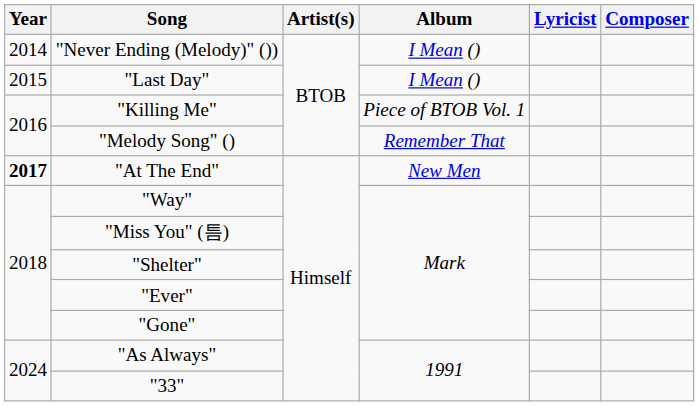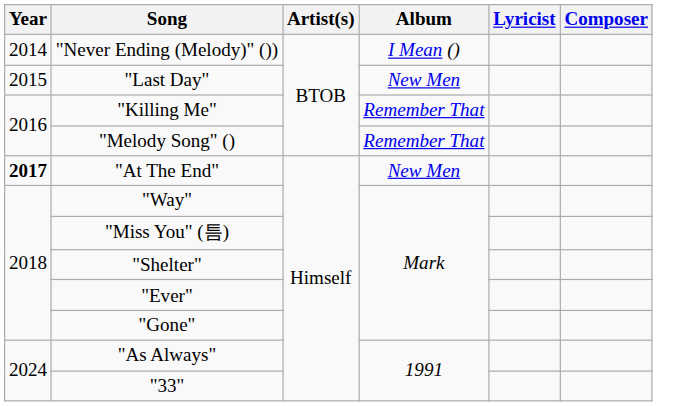(444, 79) I Mean () -> (424, 79) New Men
(444, 110) Piece of BTOB Vol. 1 -> (424, 110) Remember That
